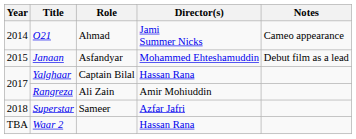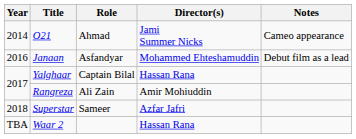(17, 58) 2015 -> (17, 58) 2016
